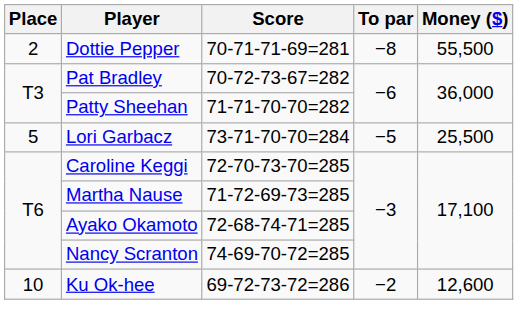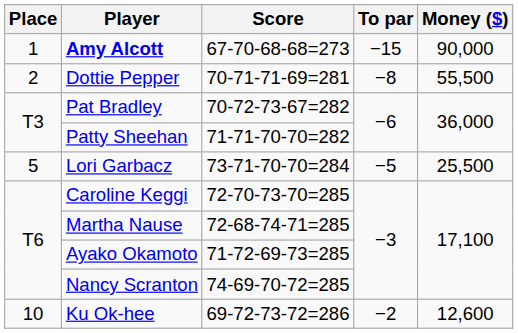+ row: (115, 48)
(278, 195) 71-72-69-73=285 -> (278, 225) 72-68-74-71=285
(278, 225) 72-68-74-71=285 -> (278, 254) 71-72-69-73=285
